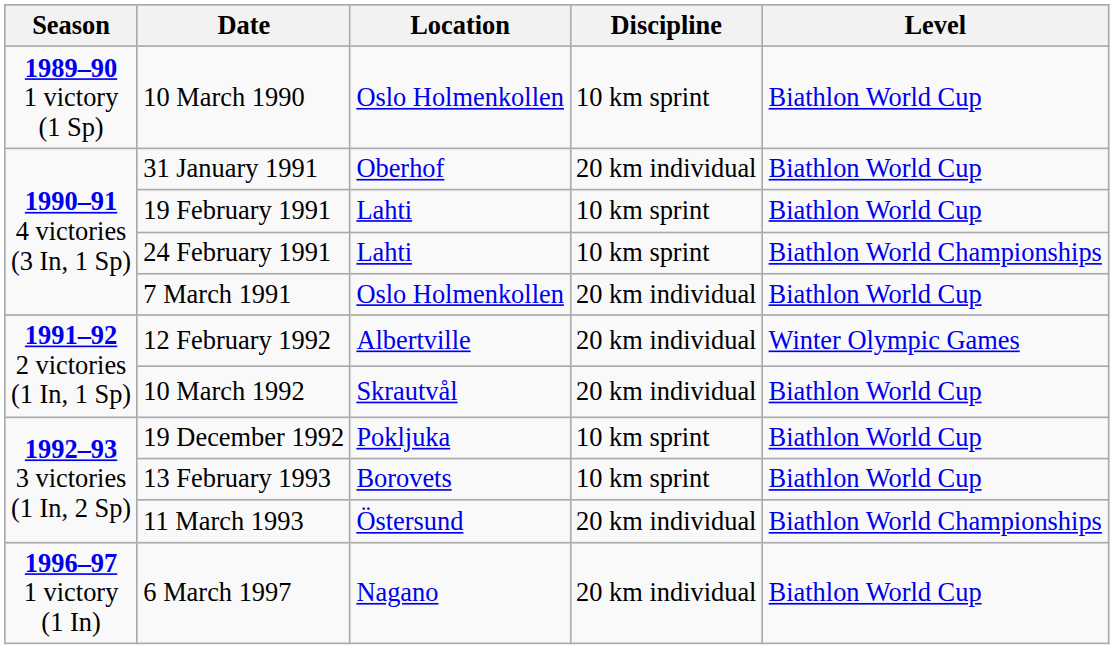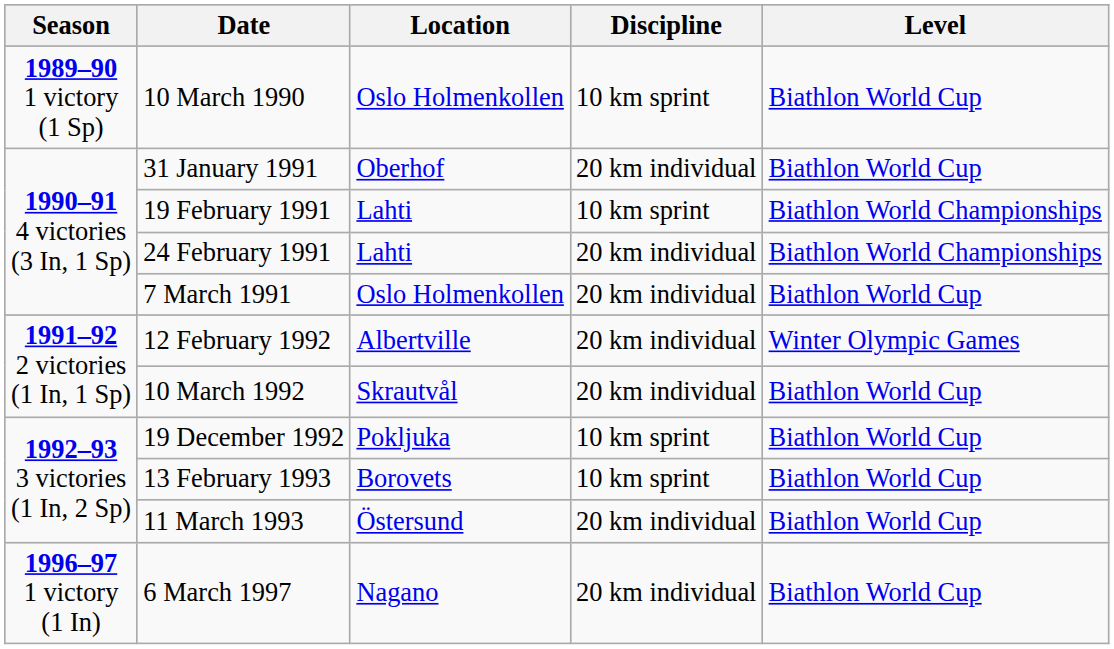(875, 210) Biathlon World Cup -> (935, 210) Biathlon World Championships
(643, 252) 10 km sprint -> (666, 252) 20 km individual
(935, 521) Biathlon World Championships -> (875, 521) Biathlon World Cup
